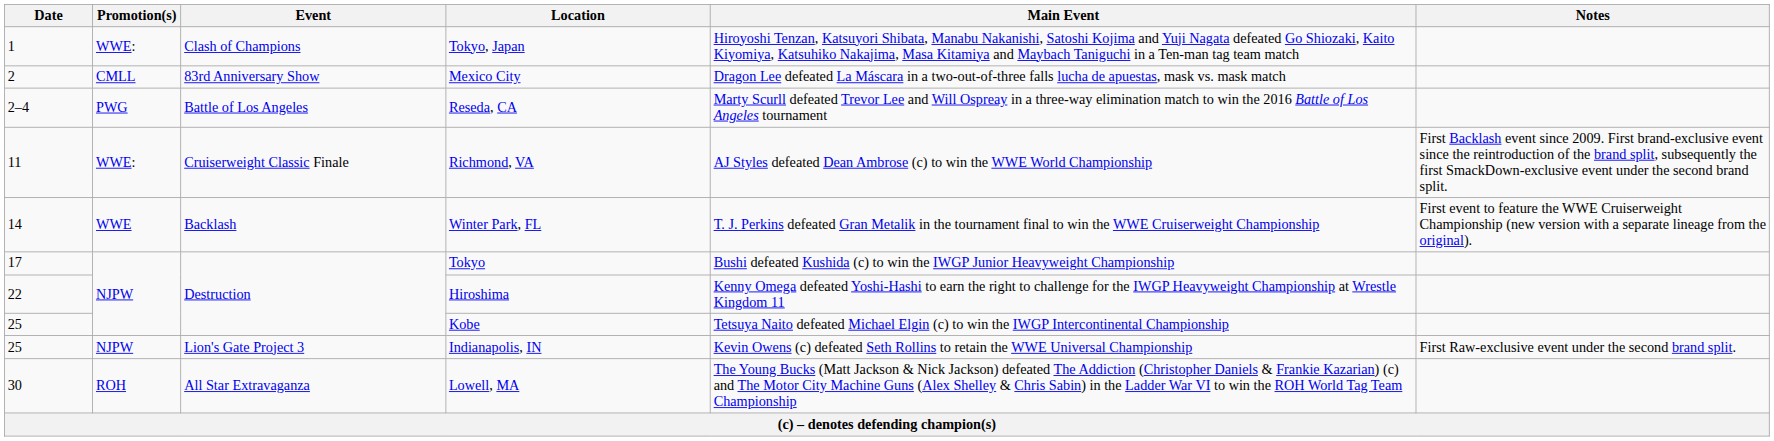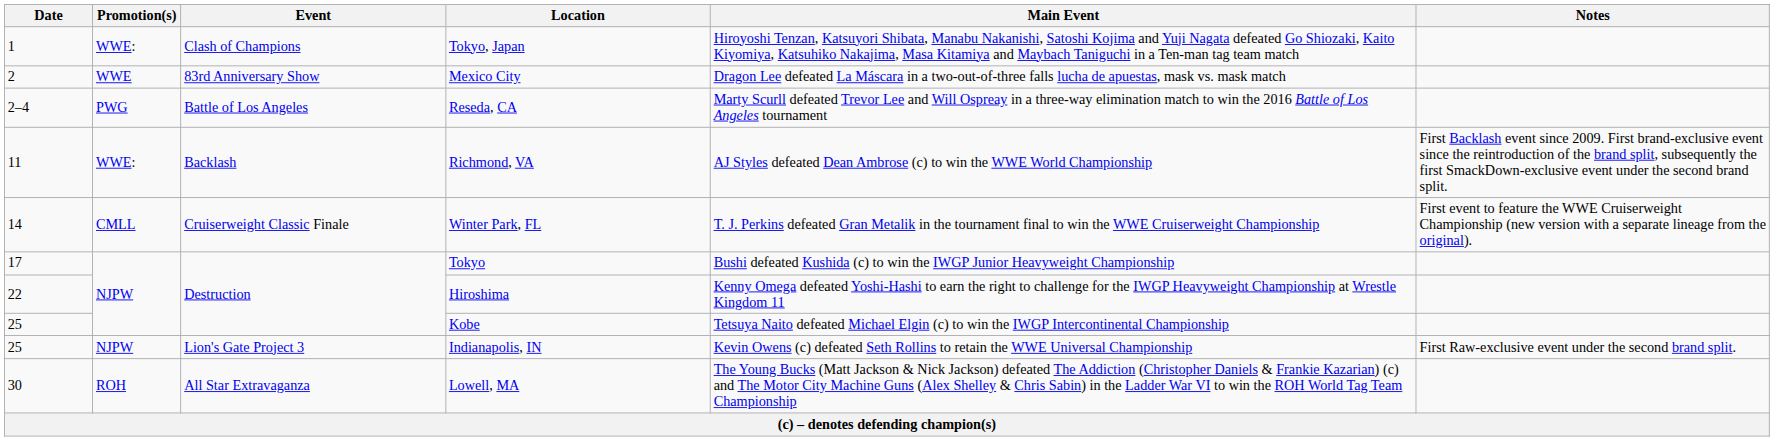(116, 76) CMLL -> (114, 76) WWE
(266, 162) Cruiserweight Classic Finale -> (210, 162) Backlash
(114, 224) WWE -> (116, 224) CMLL
(210, 224) Backlash -> (266, 224) Cruiserweight Classic Finale
